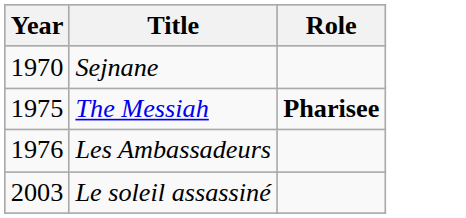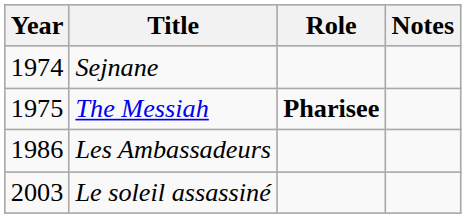+ column: (423, 25)
(37, 66) 1970 -> (37, 66) 1974
(37, 150) 1976 -> (37, 150) 1986
